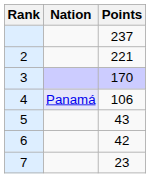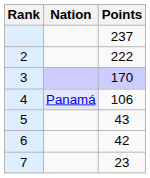(122, 57) 221 -> (122, 57) 222
